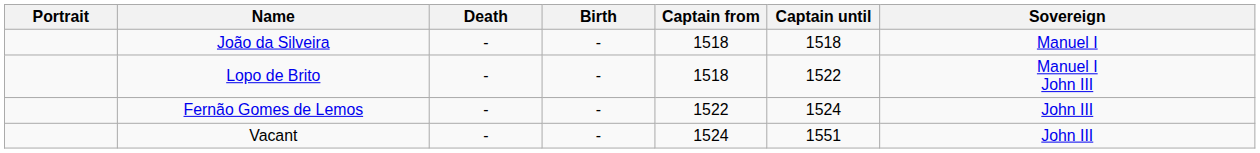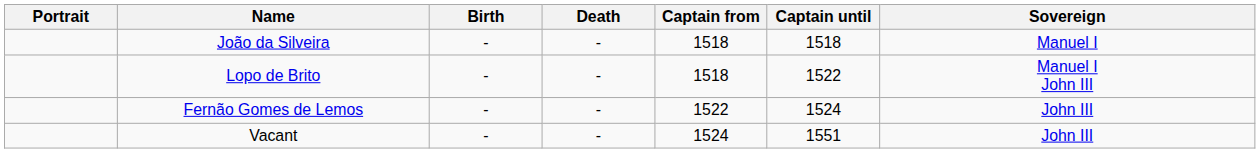columns swapped: (598, 17) <-> (486, 17)
